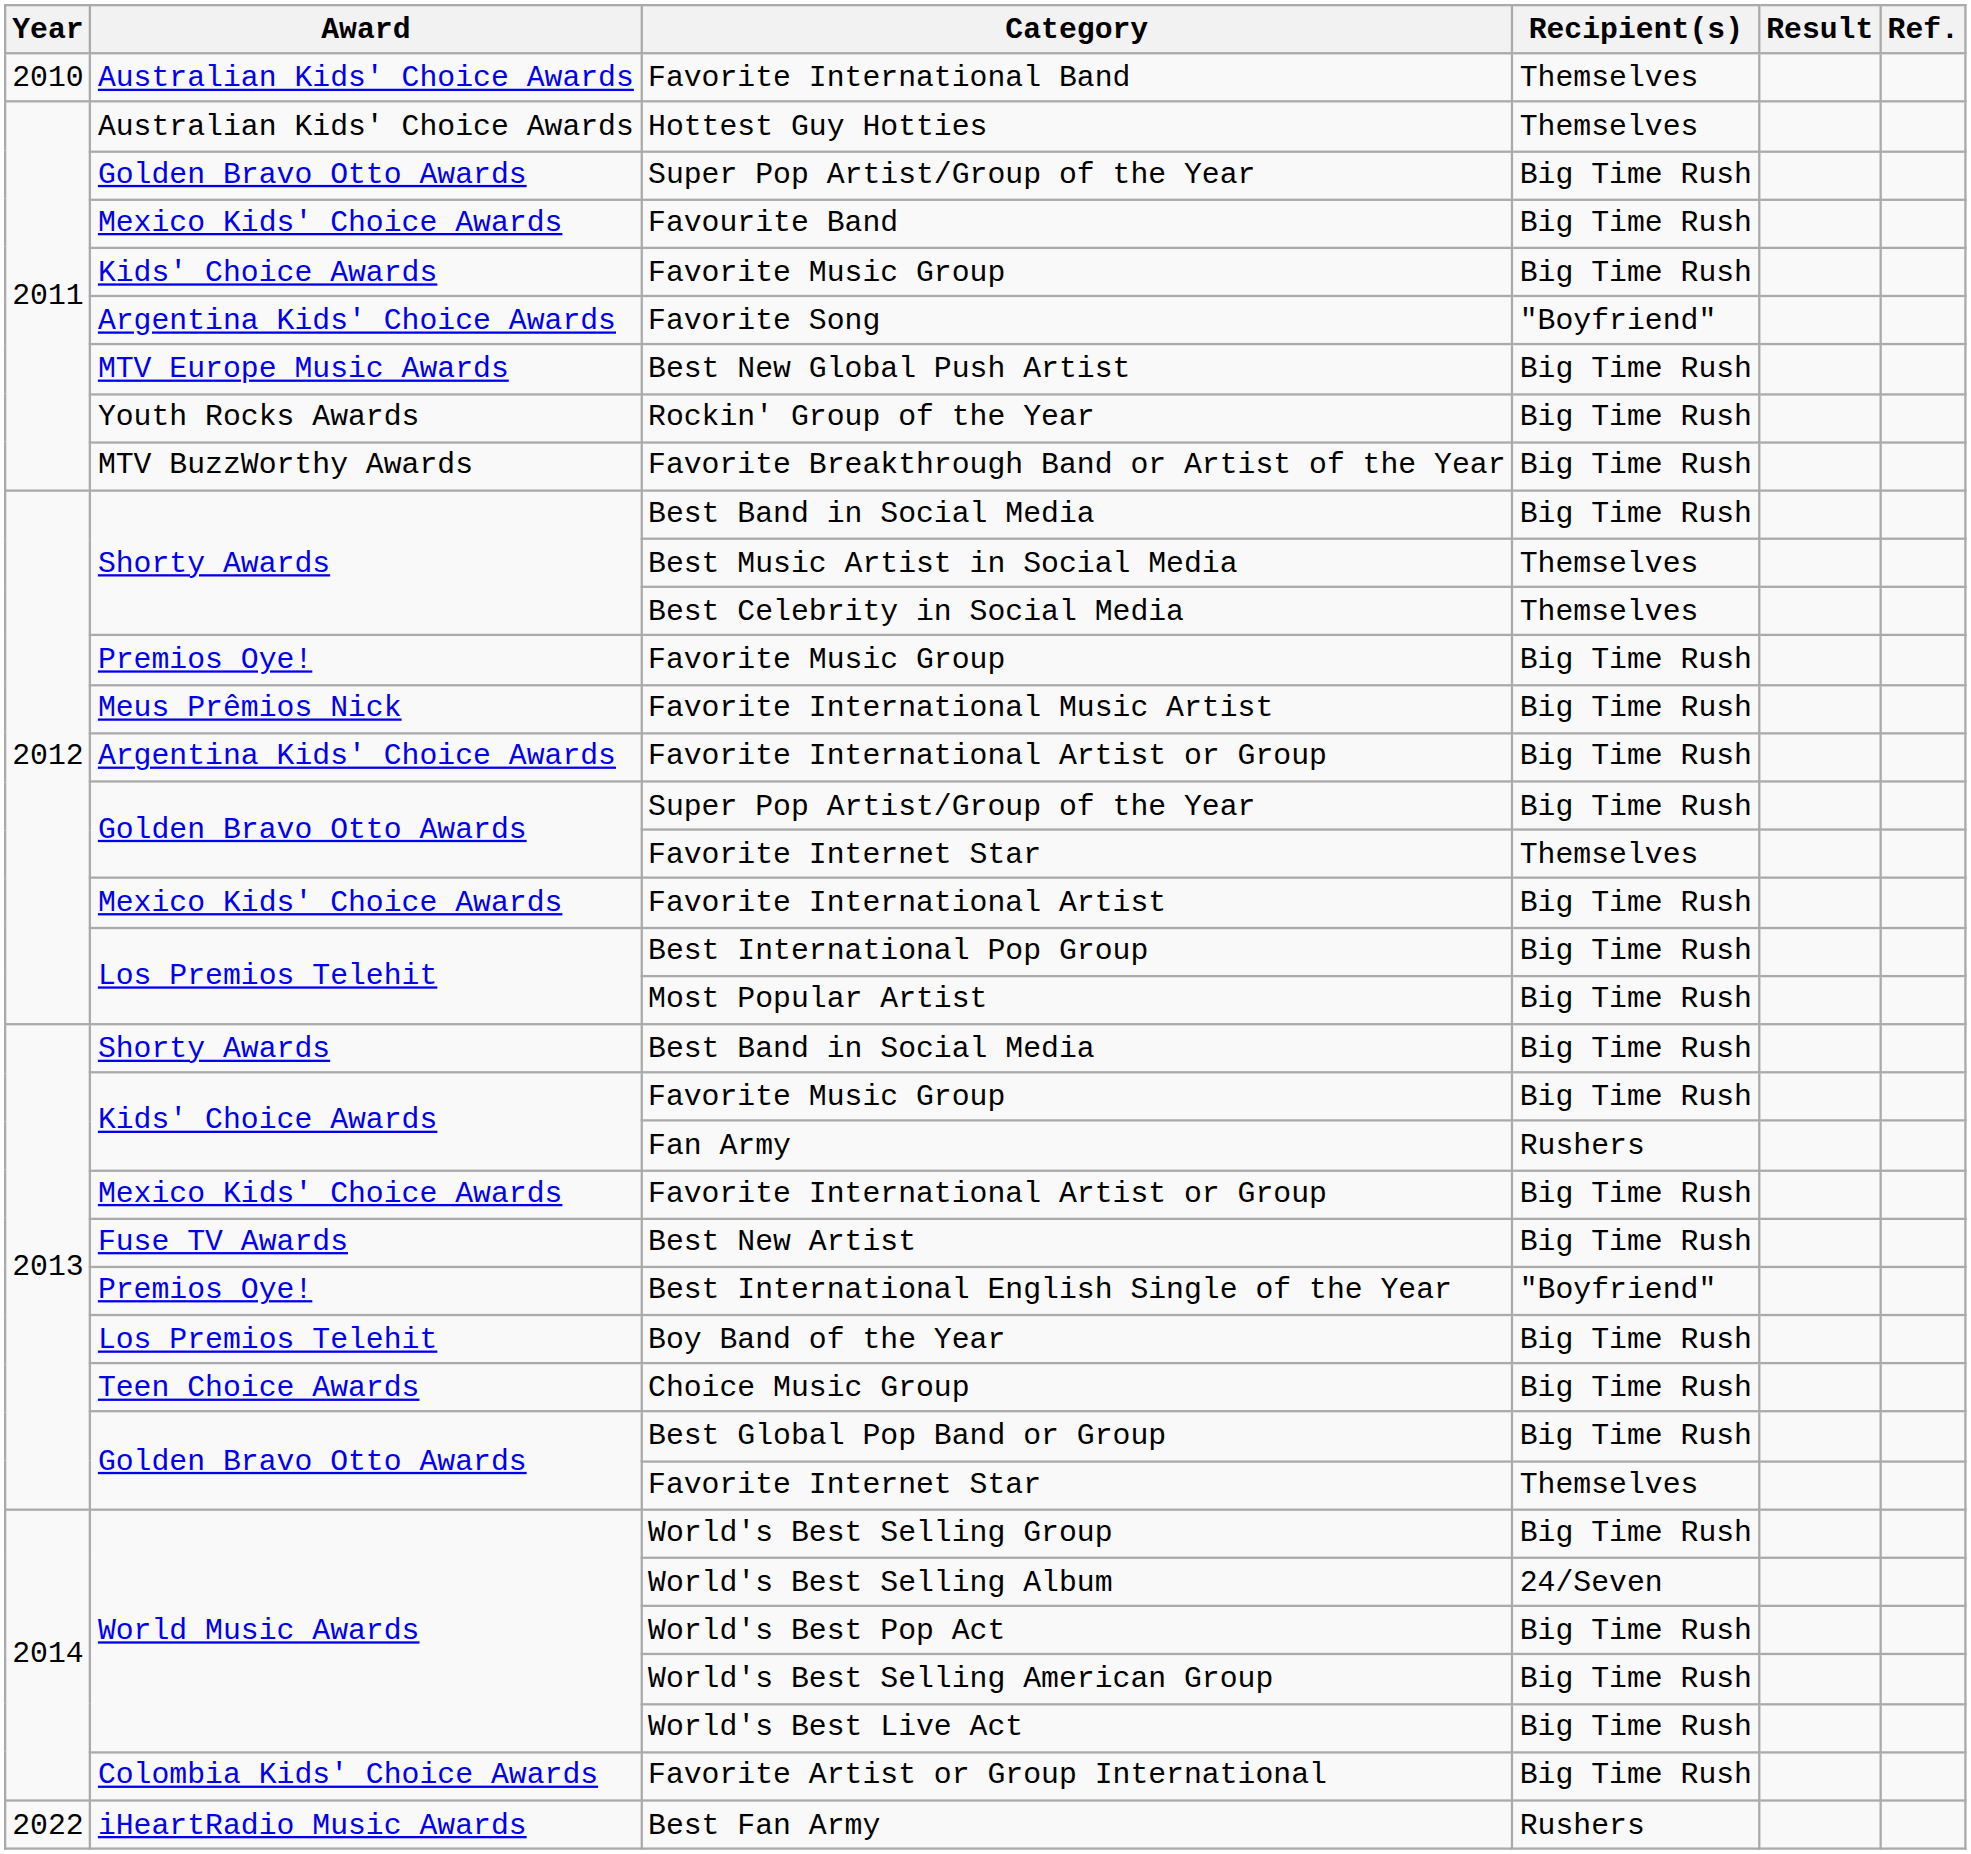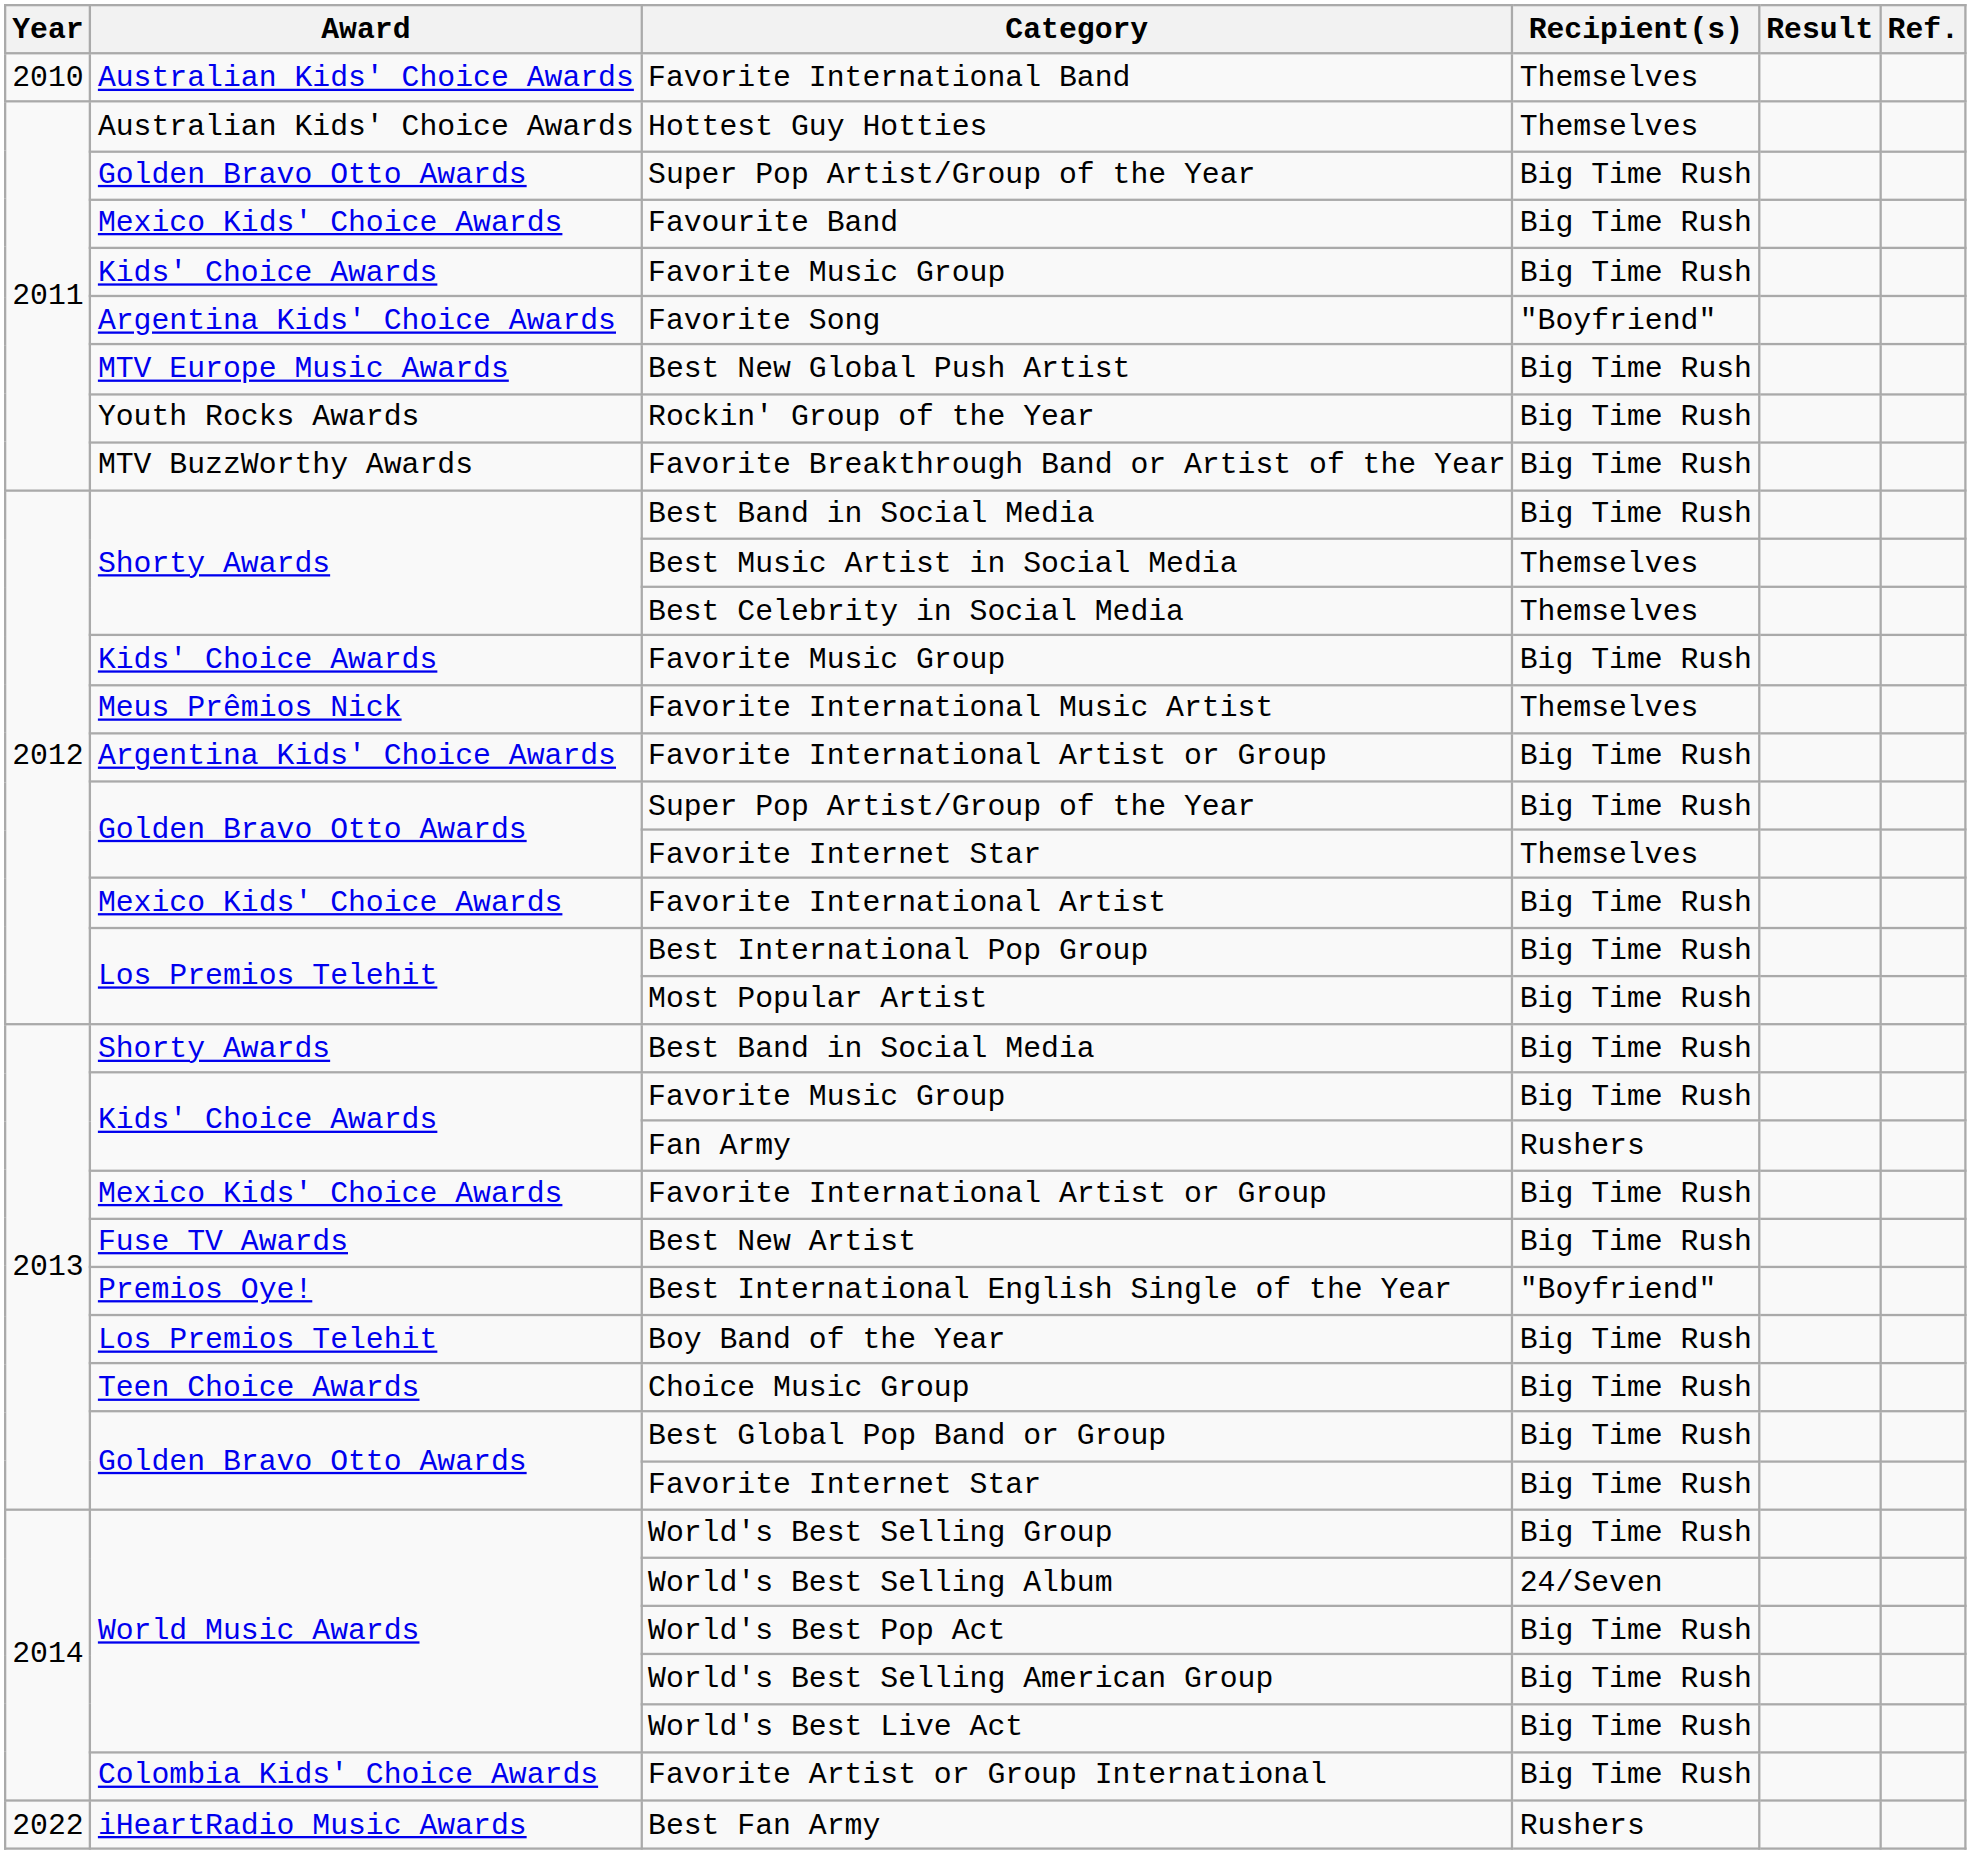(205, 660) Premios Oye! -> (268, 660) Kids' Choice Awards
(1636, 709) Big Time Rush -> (1609, 709) Themselves
(1609, 1485) Themselves -> (1636, 1485) Big Time Rush
